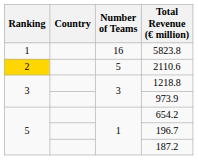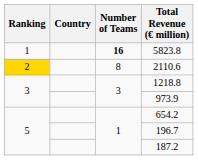(118, 51) normal -> (118, 51) bold
(118, 67) 5 -> (118, 67) 8
